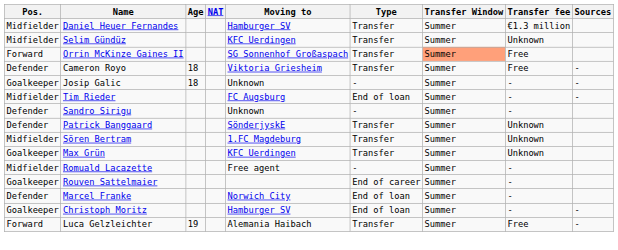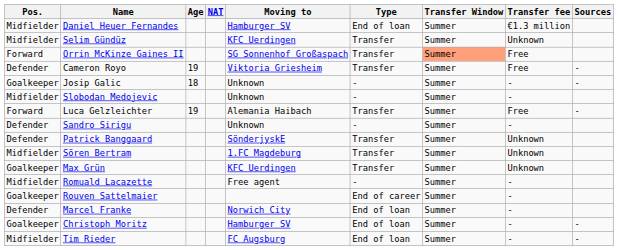(373, 26) Transfer -> (381, 26) End of loan
(193, 68) 18 -> (193, 68) 19
+ row: (110, 97)
rows swapped: (108, 224) <-> (89, 97)
